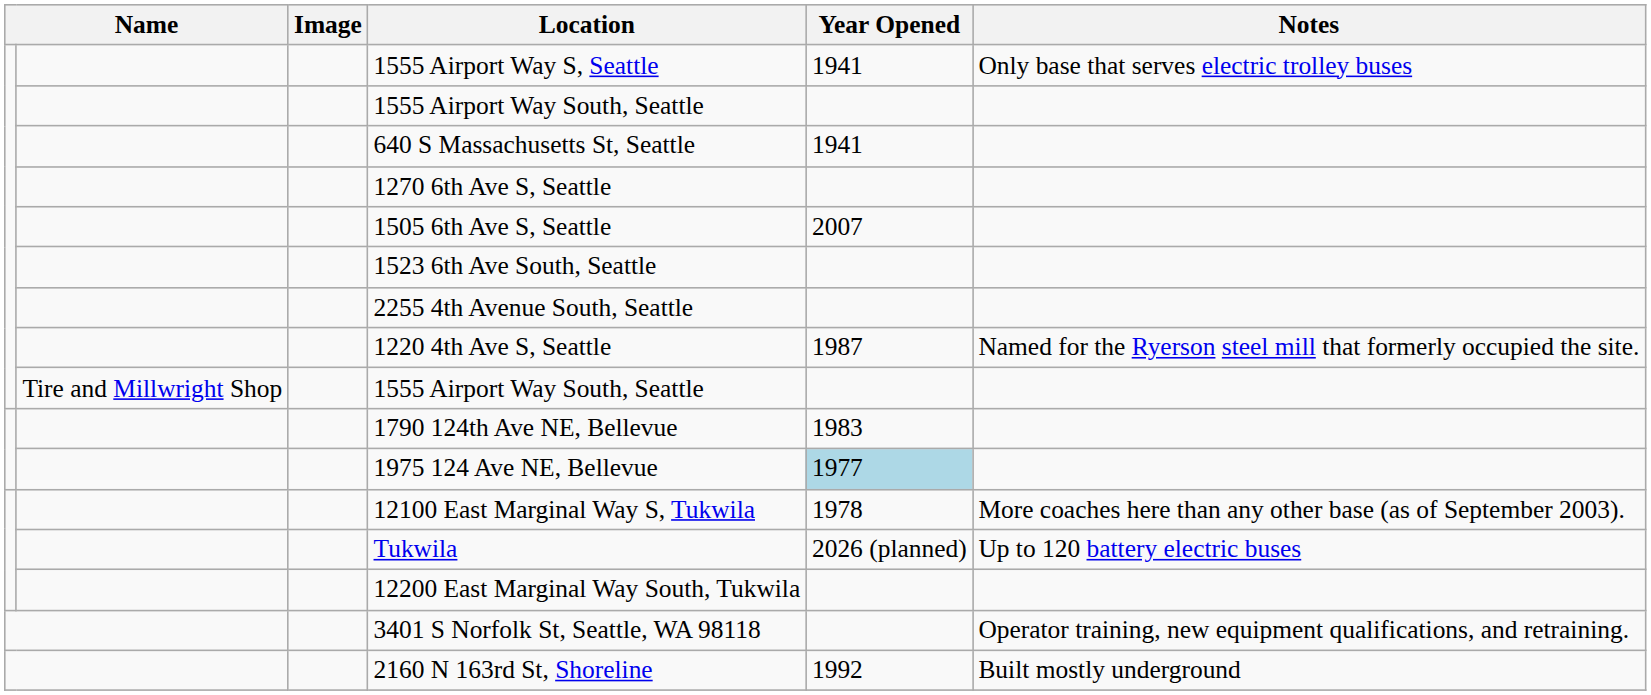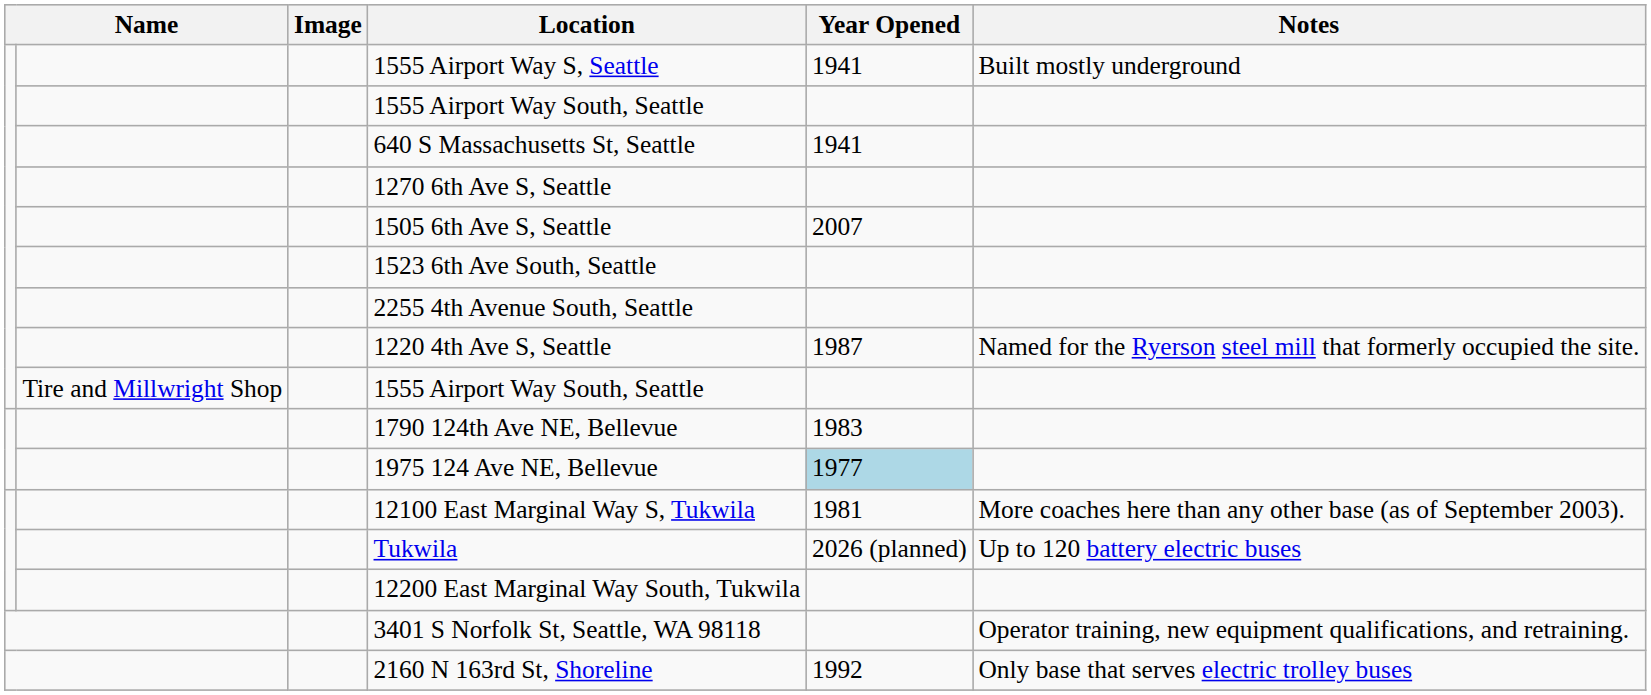(1195, 65) Only base that serves electric trolley buses -> (1110, 65) Built mostly underground
(837, 508) 1978 -> (837, 508) 1981
(1110, 670) Built mostly underground -> (1195, 670) Only base that serves electric trolley buses
